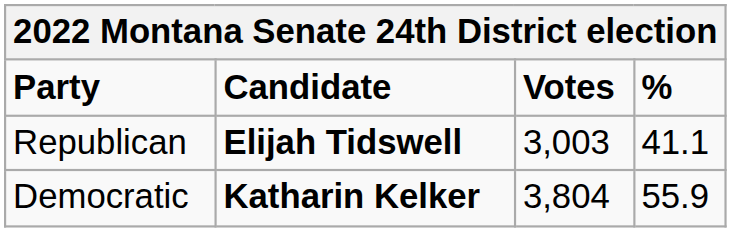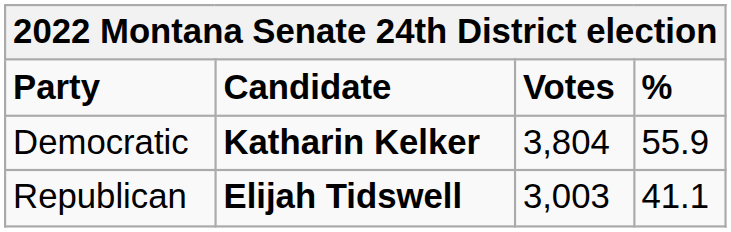rows swapped: (101, 197) <-> (100, 142)
